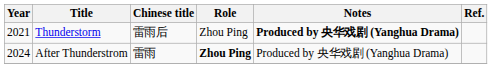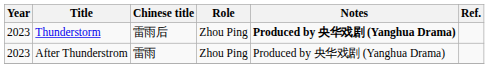(19, 32) 2021 -> (19, 32) 2023
(19, 53) 2024 -> (19, 53) 2023
(225, 53) bold -> (224, 53) normal
